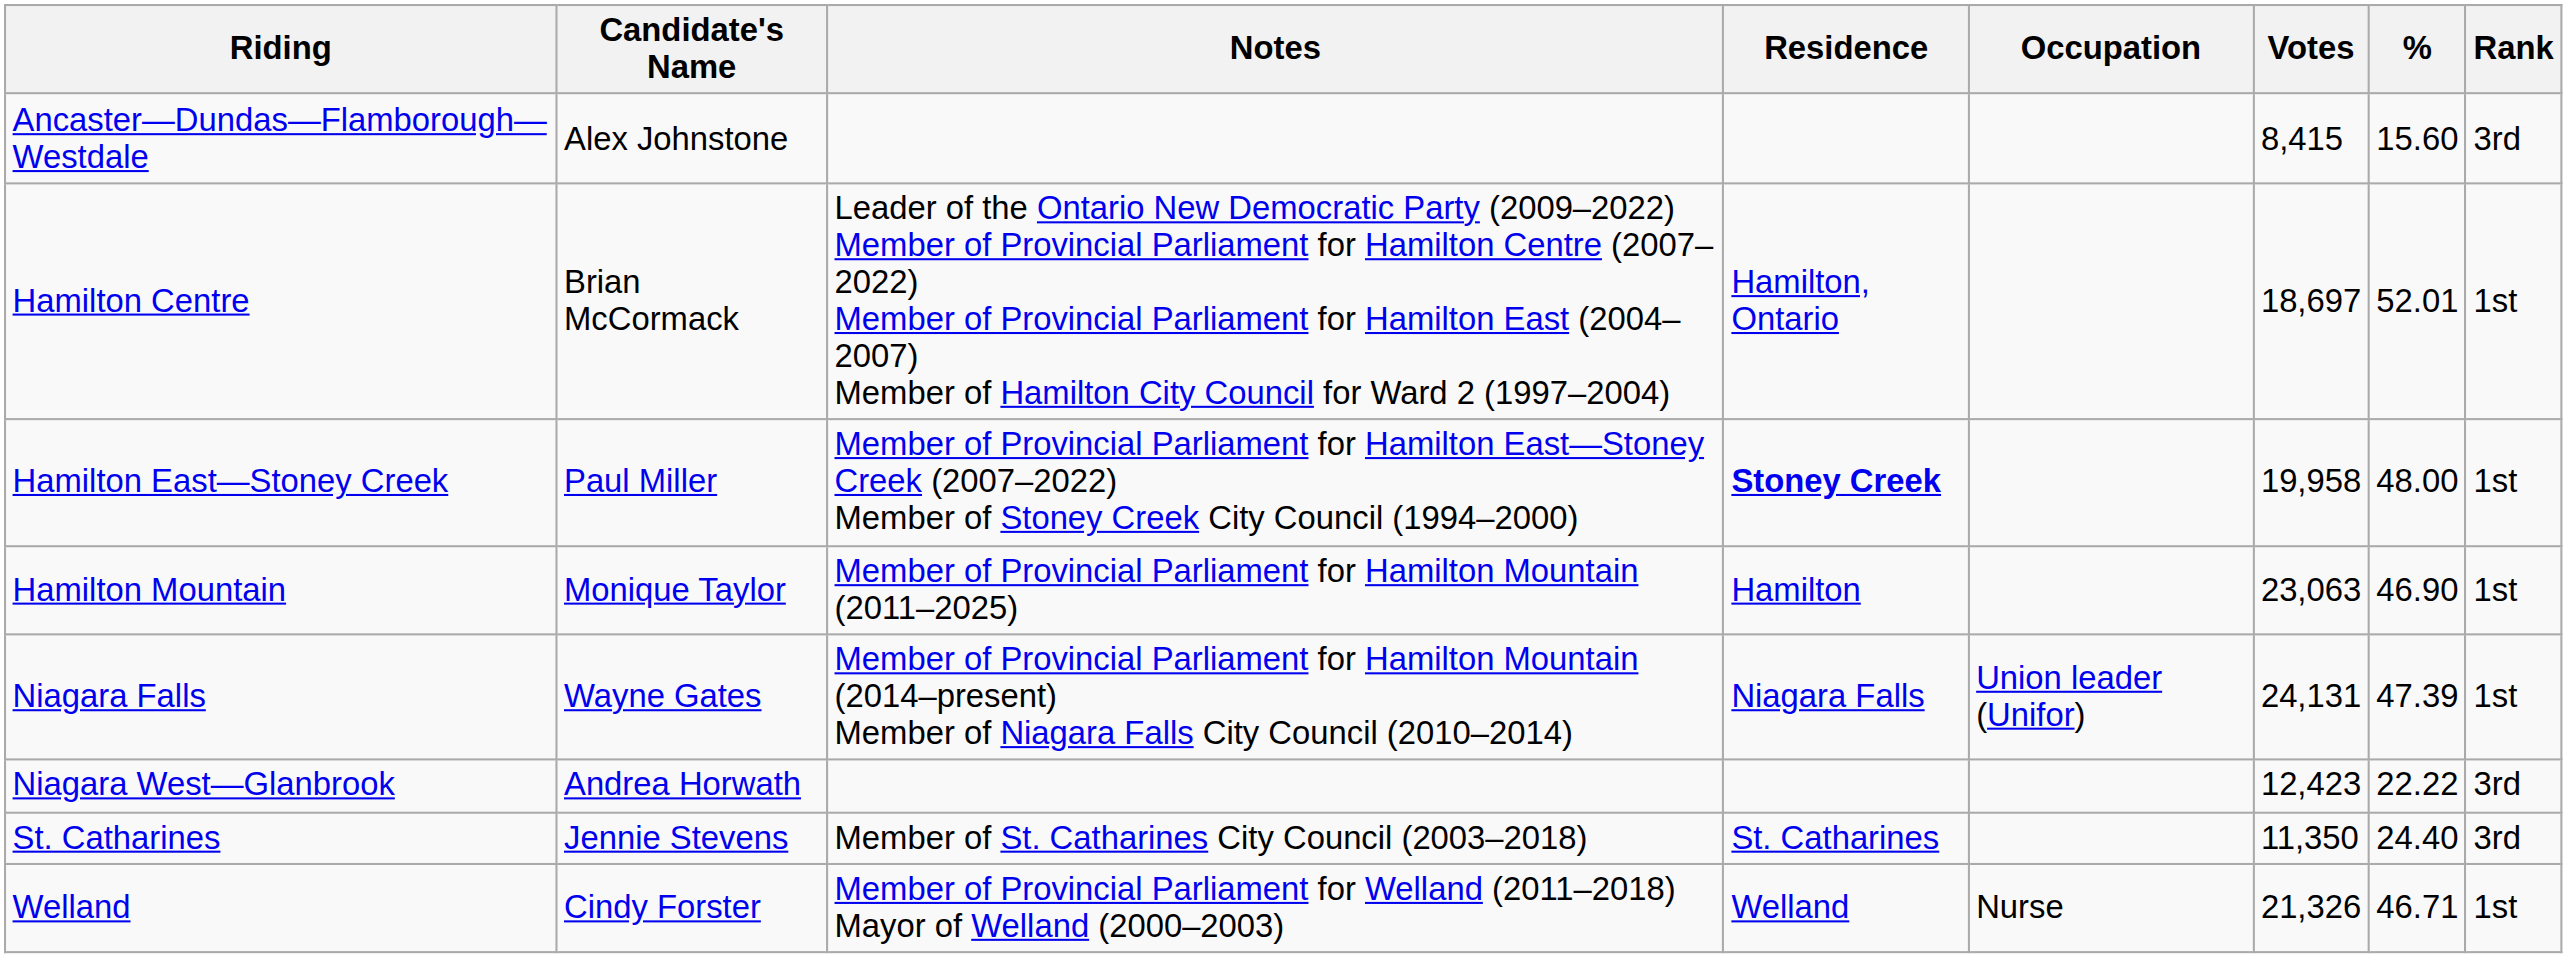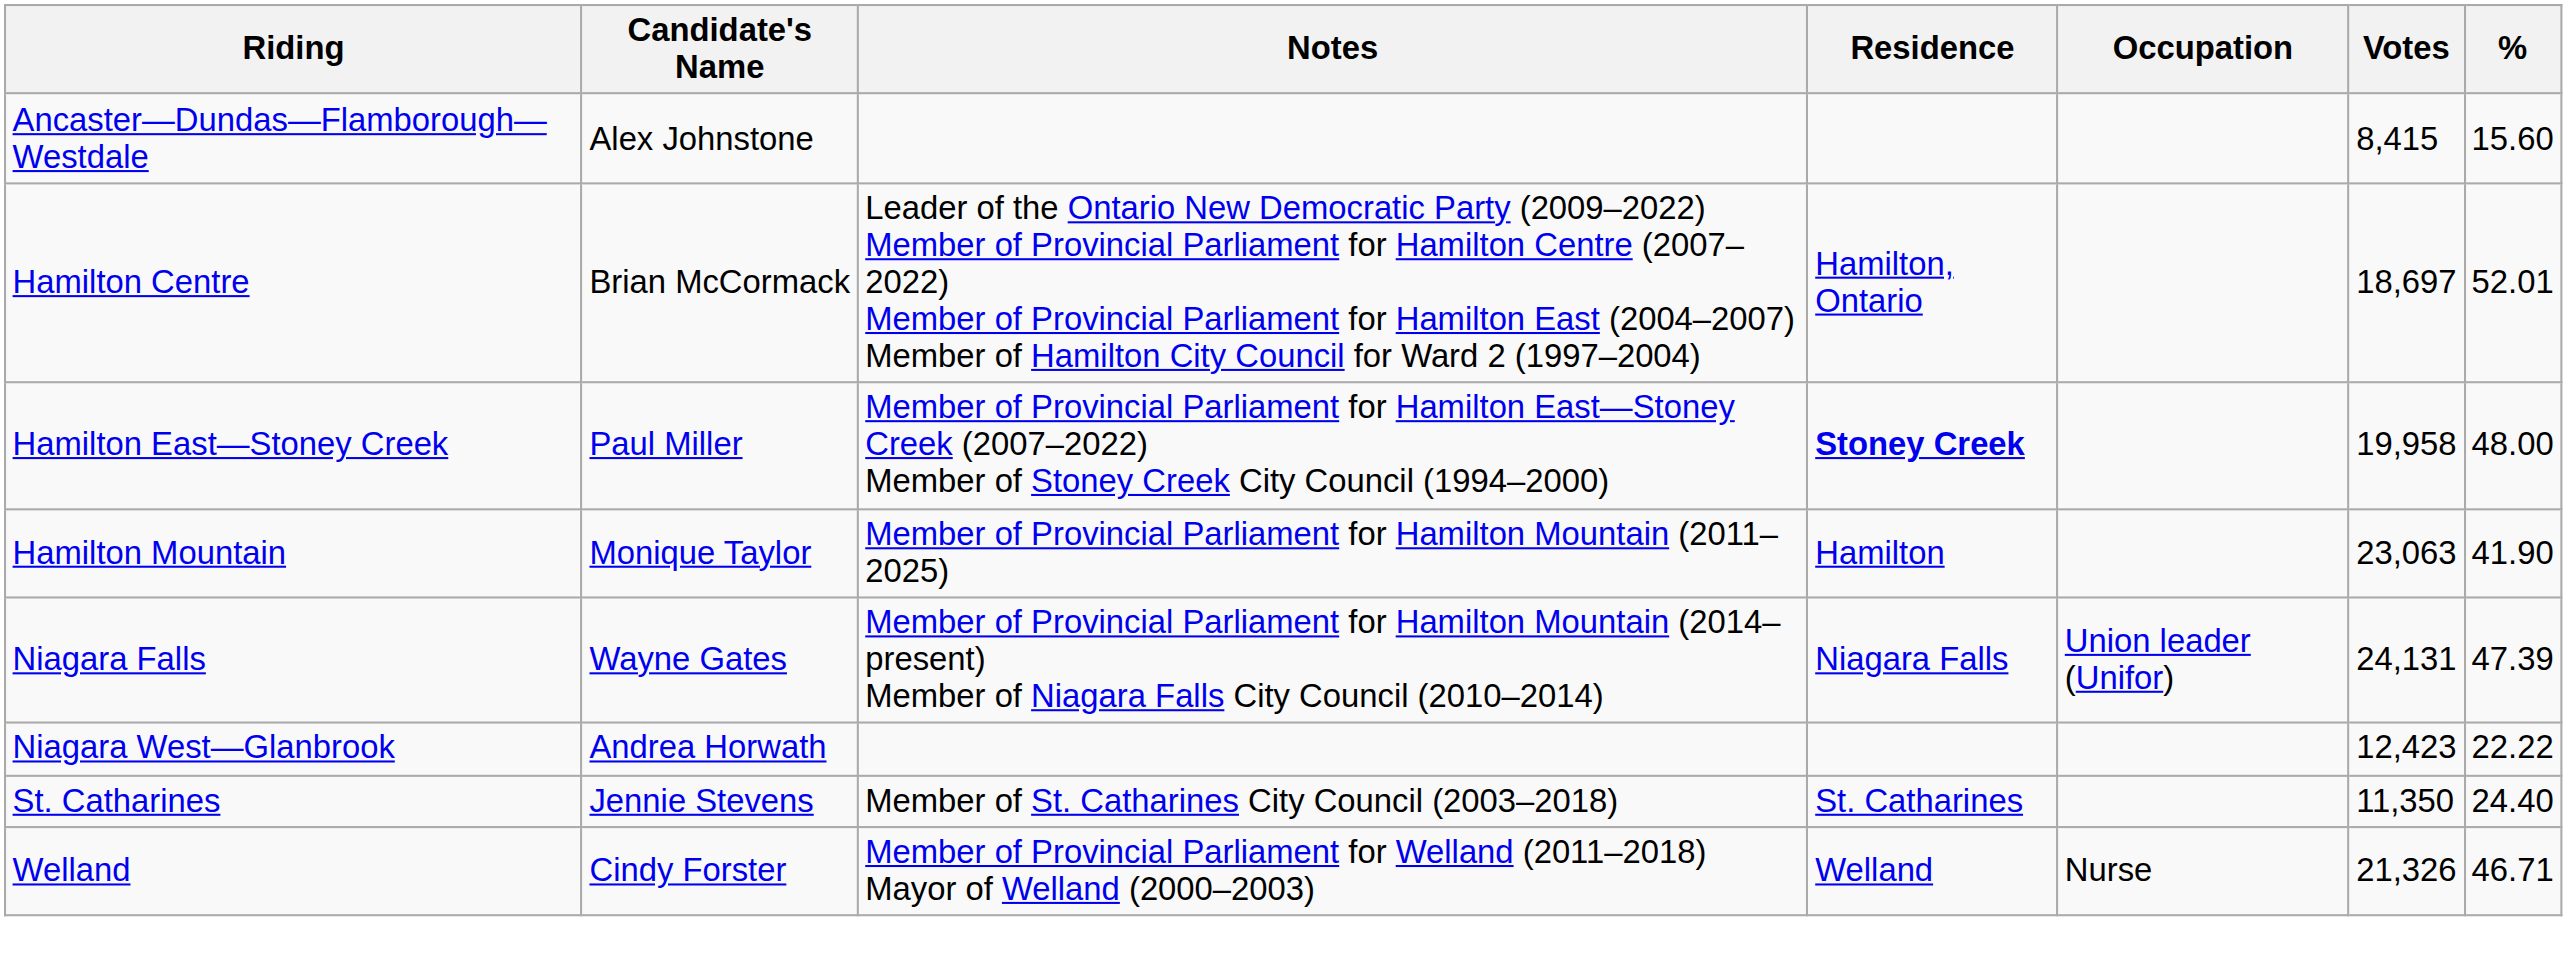- column: (2514, 48)
(2417, 589) 46.90 -> (2513, 552) 41.90
